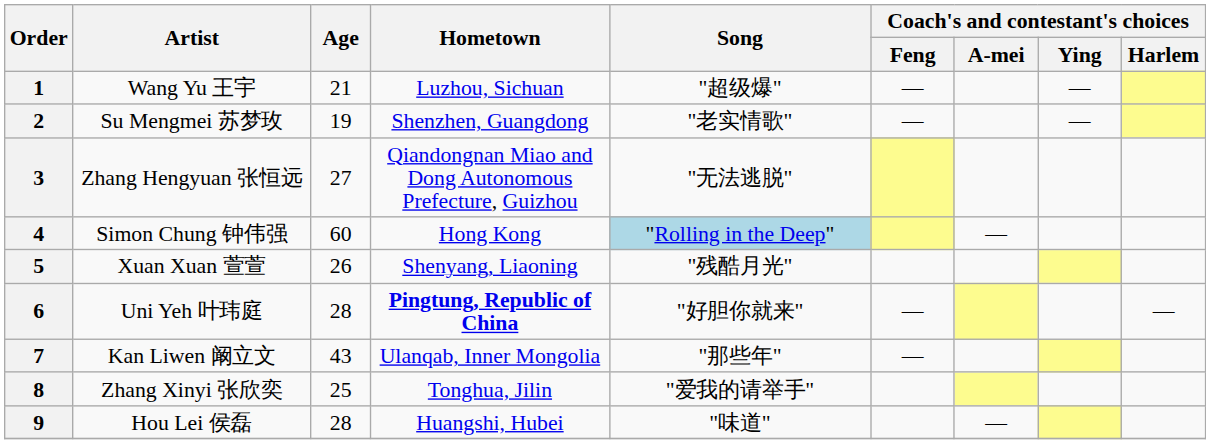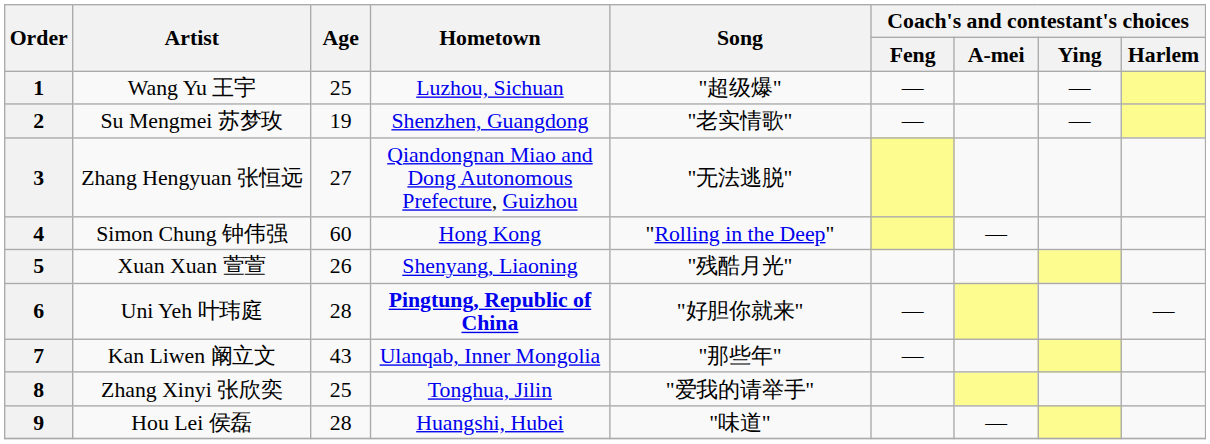(341, 88) 21 -> (341, 88) 25
(740, 233) lightblue background -> (740, 233) no background
